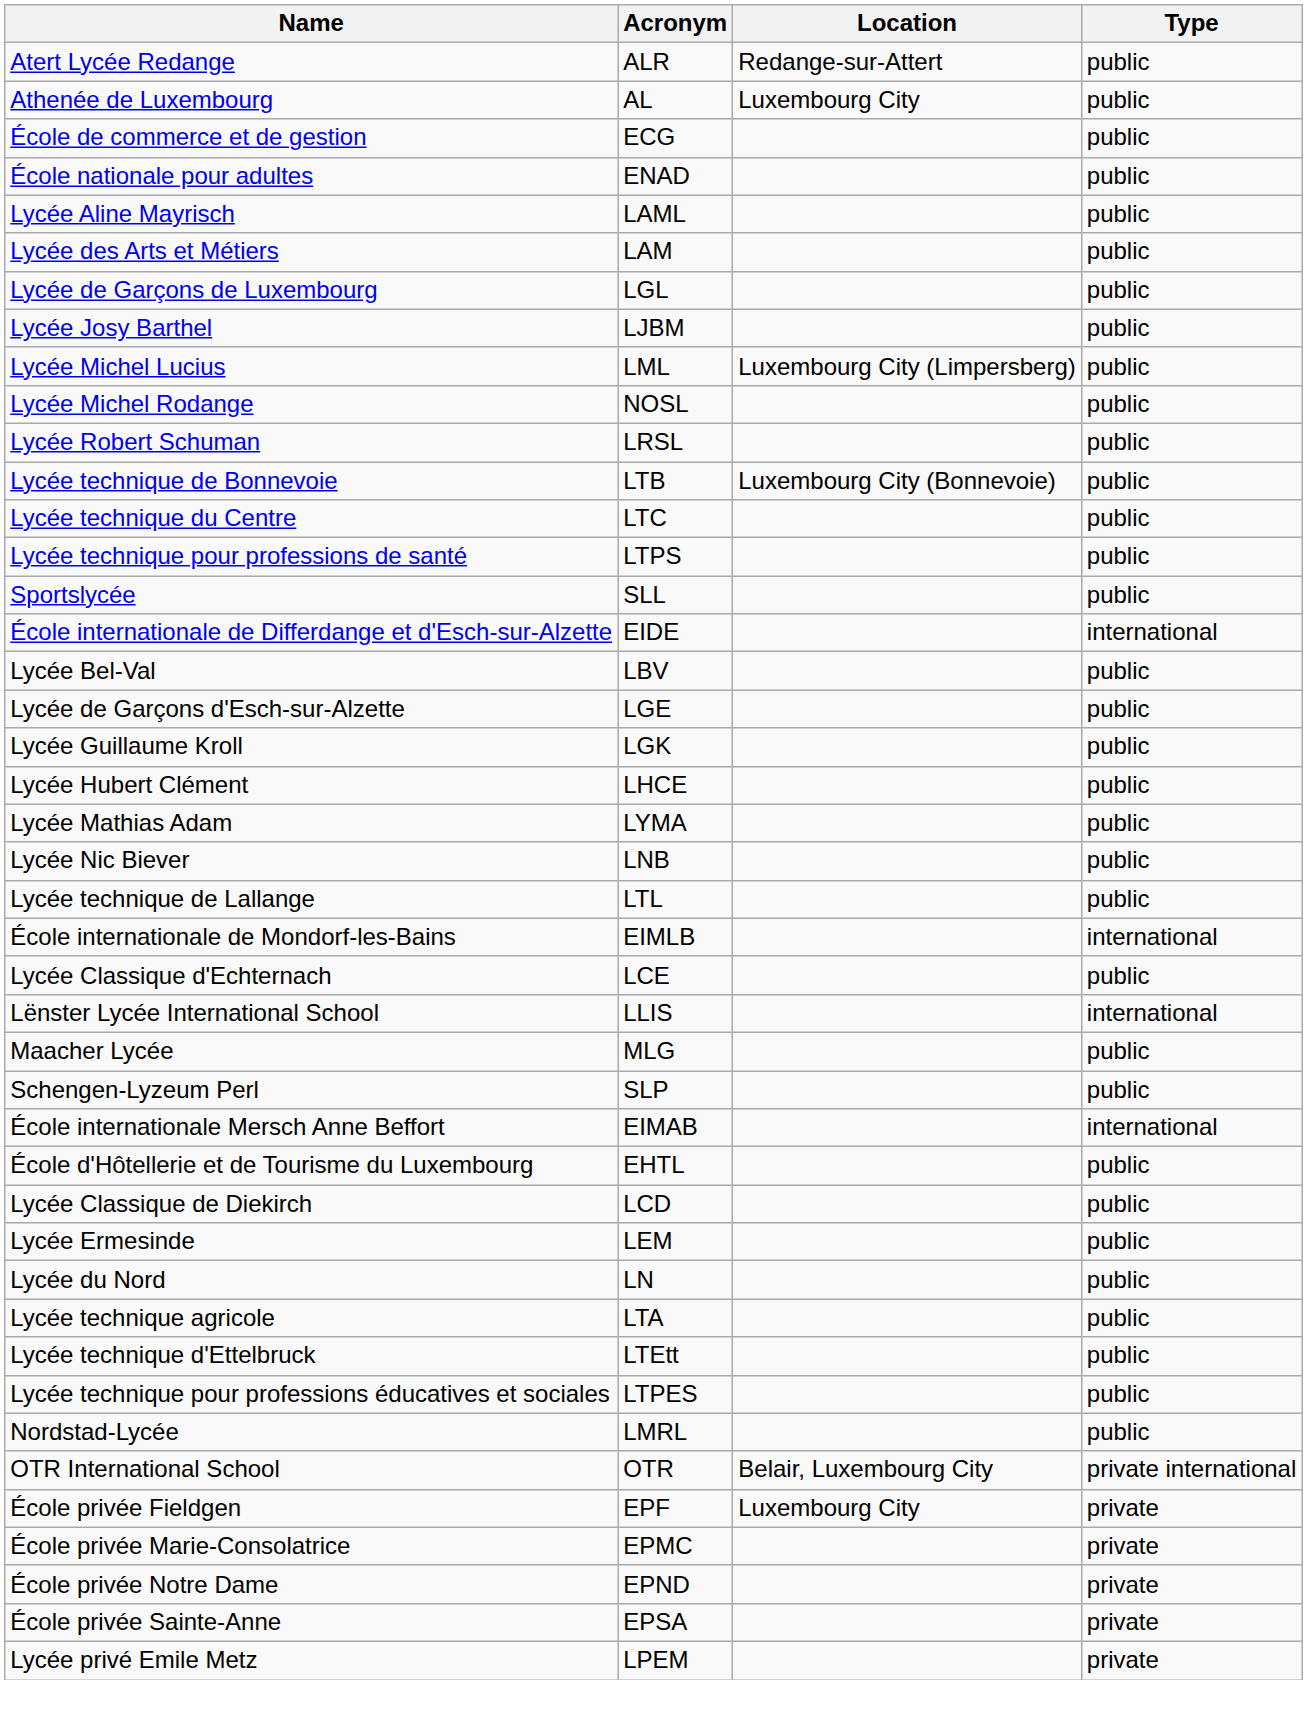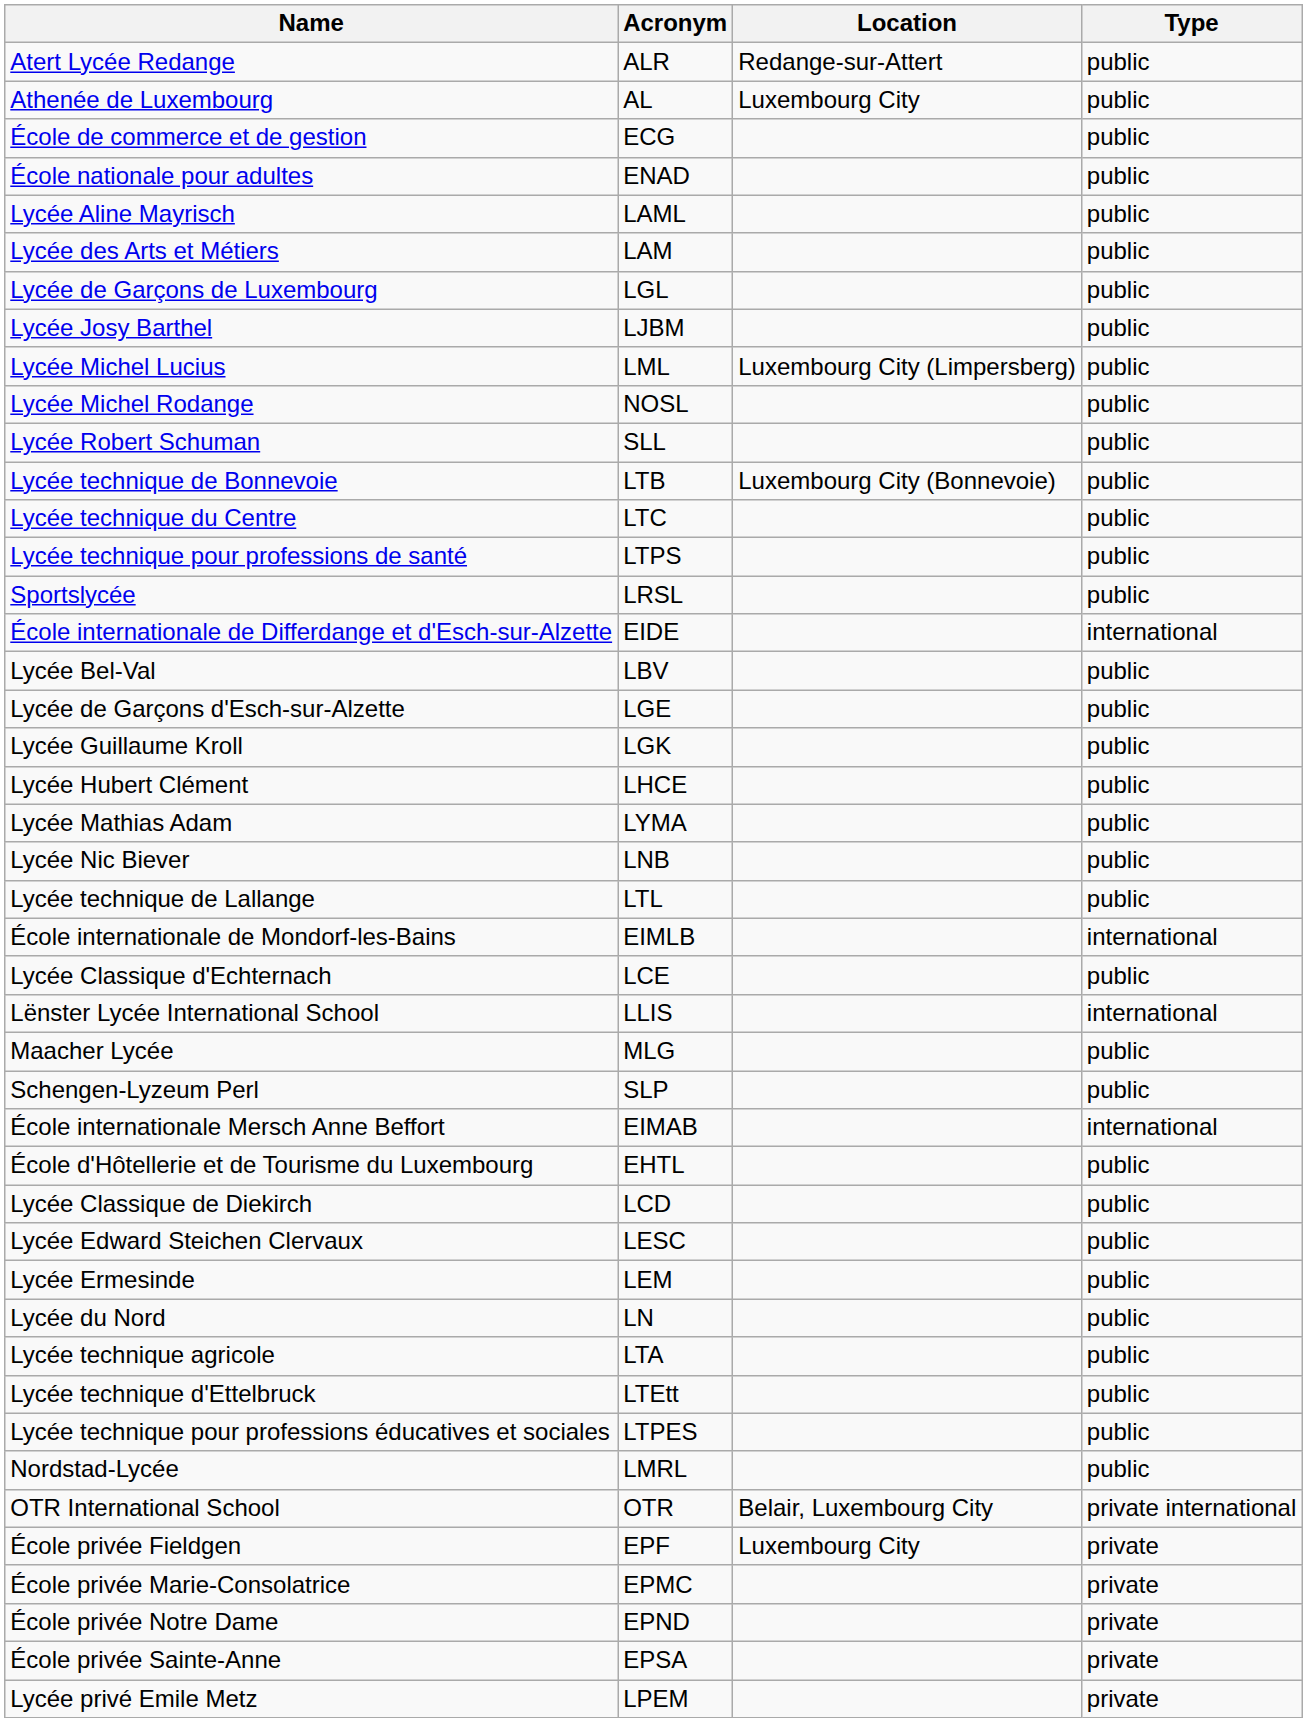(653, 442) LRSL -> (645, 442) SLL
(645, 594) SLL -> (653, 594) LRSL
+ row: (187, 1241)
